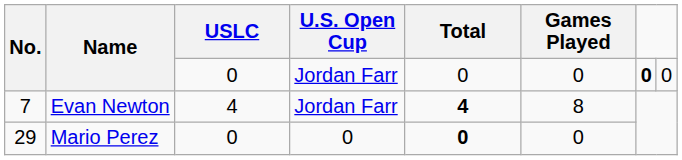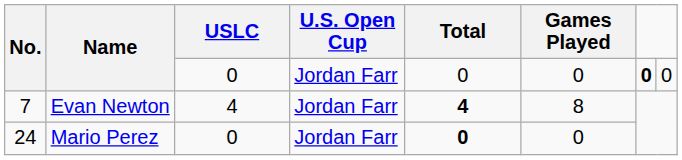(25, 138) 29 -> (25, 138) 24
(347, 138) 0 -> (346, 138) Jordan Farr
